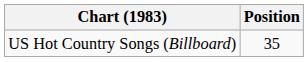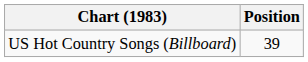(272, 43) 35 -> (272, 43) 39
